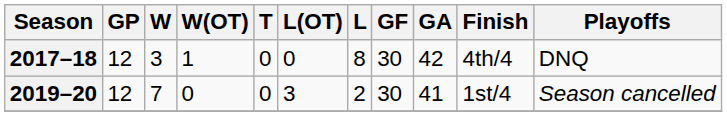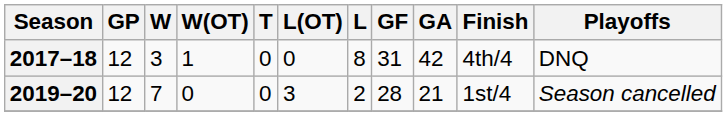(390, 57) 30 -> (390, 57) 31
(390, 93) 30 -> (390, 93) 28
(431, 93) 41 -> (431, 93) 21
